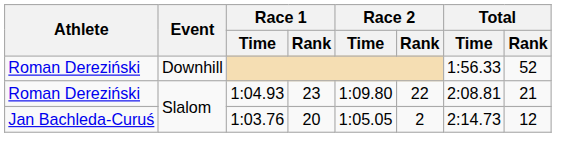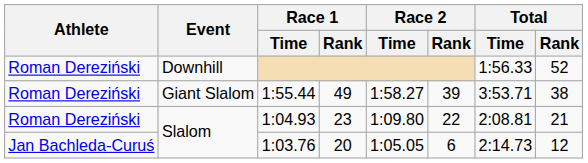+ row: (289, 94)
(420, 120) 2 -> (451, 145) 6
